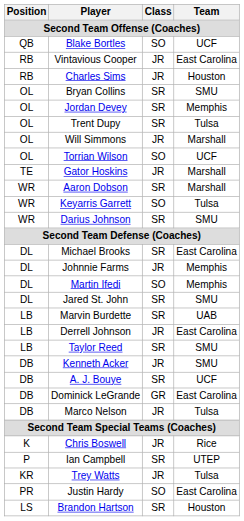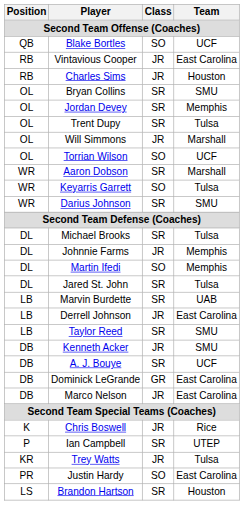- row: (96, 172)
(207, 252) East Carolina -> (207, 236) Tulsa
(207, 300) SMU -> (207, 284) Tulsa
(207, 412) Tulsa -> (207, 396) East Carolina
